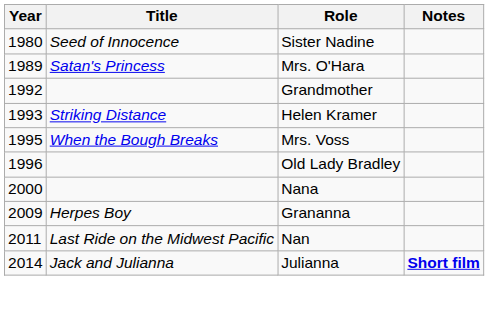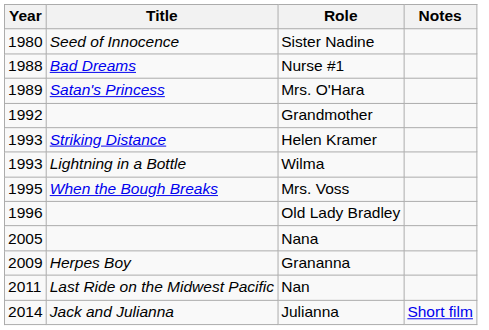+ row: (313, 66)
+ row: (303, 164)
(25, 189) 2000 -> (25, 238) 2005
(444, 262) bold -> (440, 312) normal
